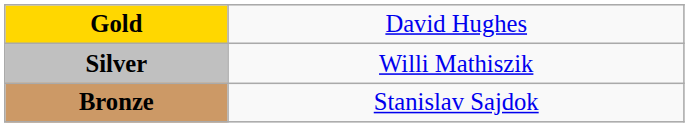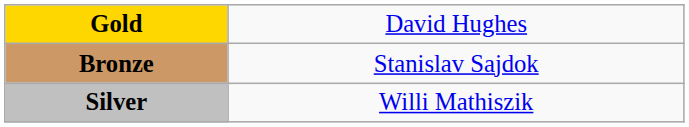rows swapped: (116, 63) <-> (116, 102)
